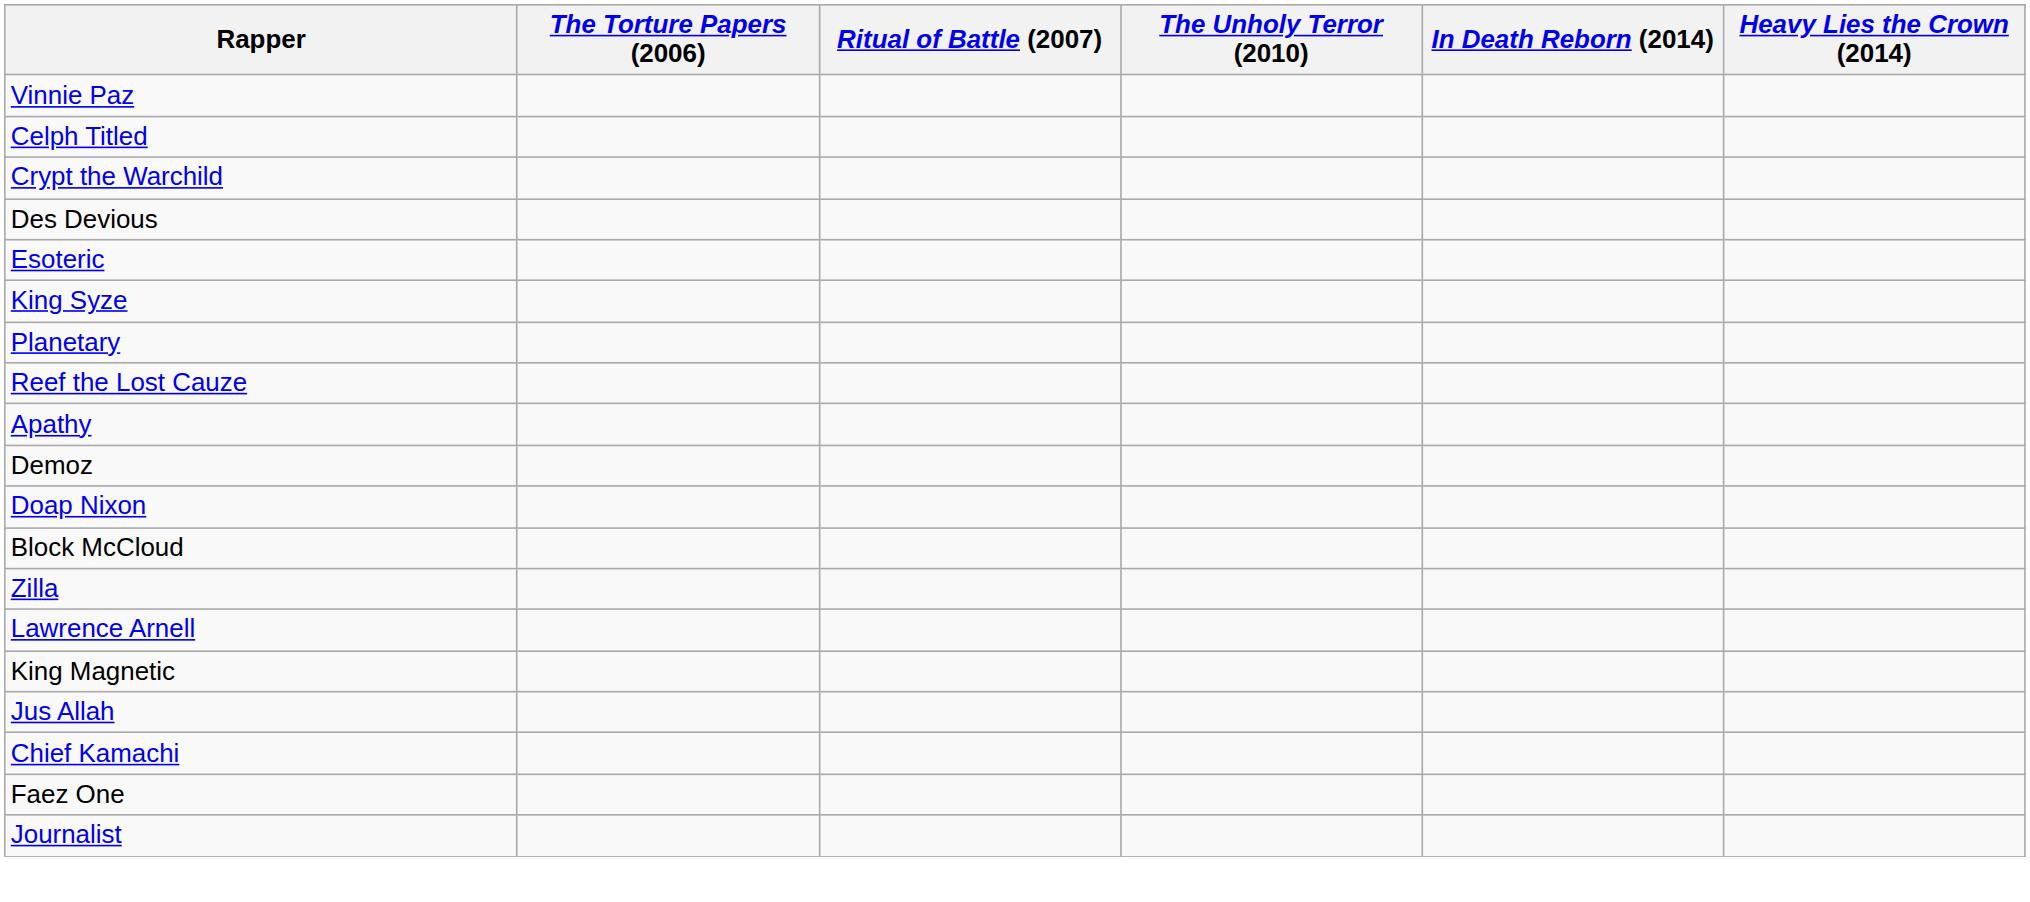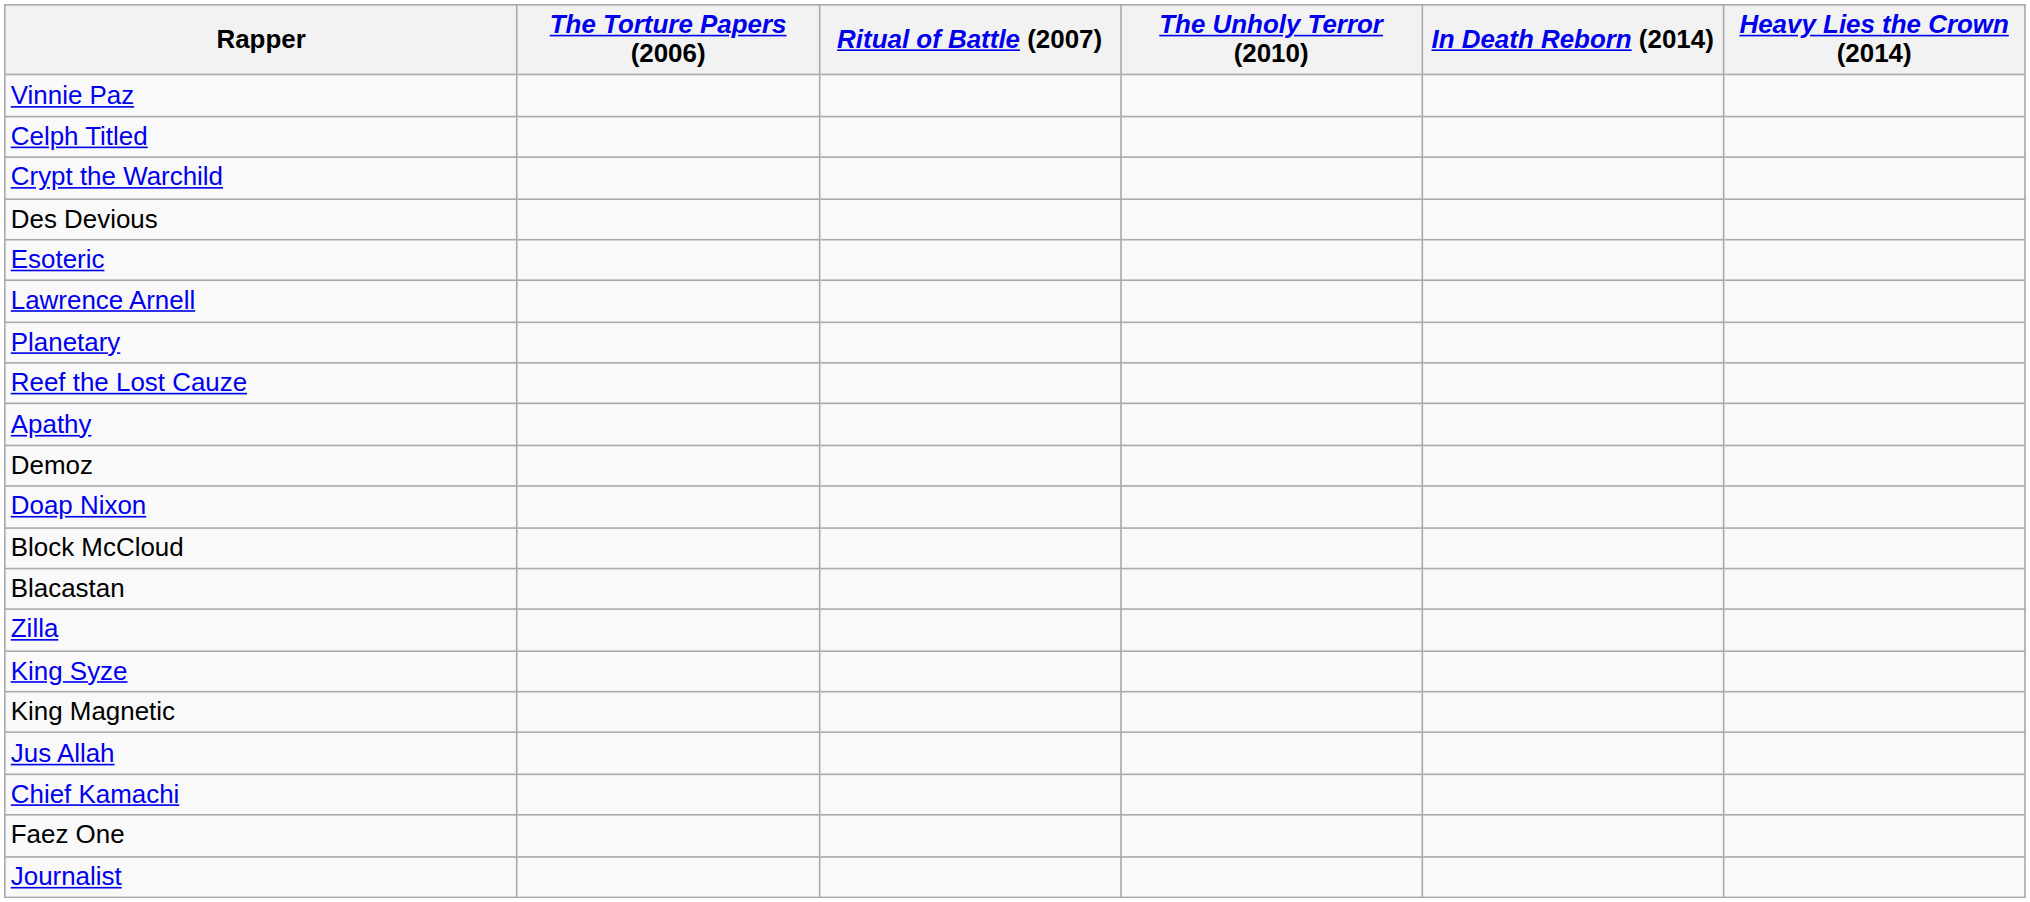rows swapped: (69, 300) <-> (103, 629)
+ row: (68, 588)
